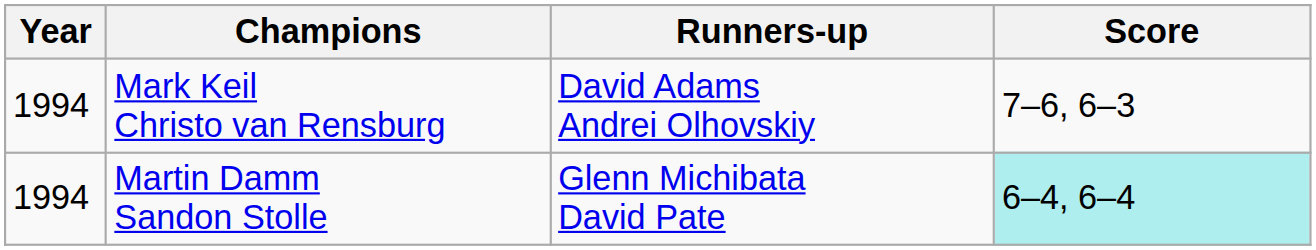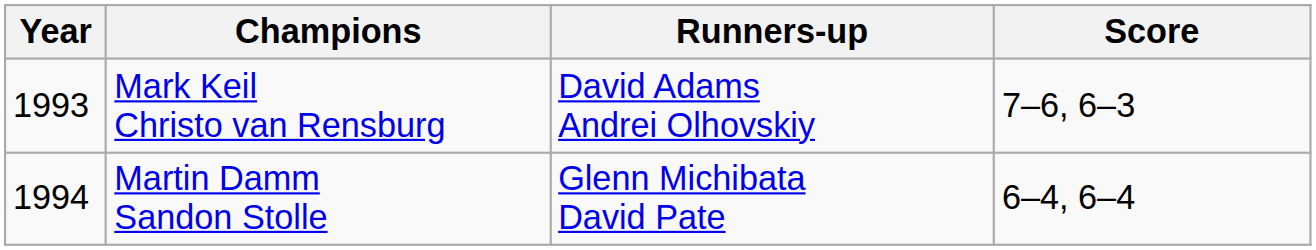(51, 105) 1994 -> (51, 105) 1993
(1069, 198) paleturquoise background -> (1069, 198) no background
